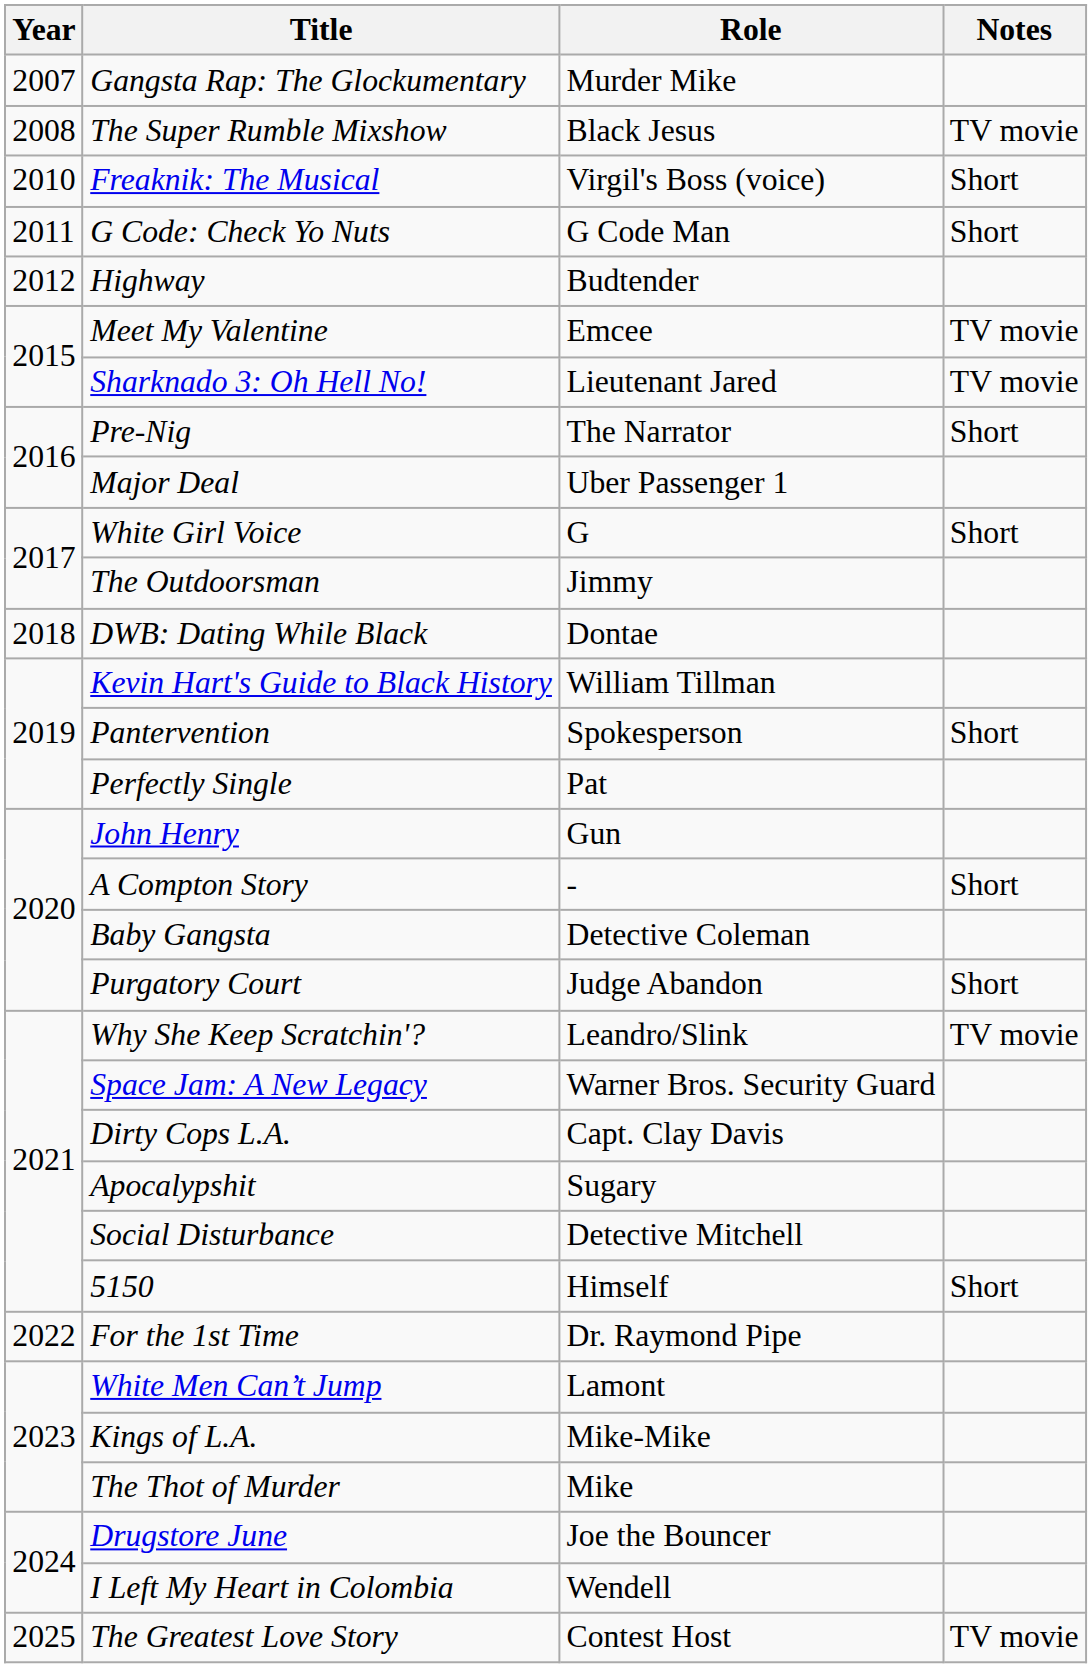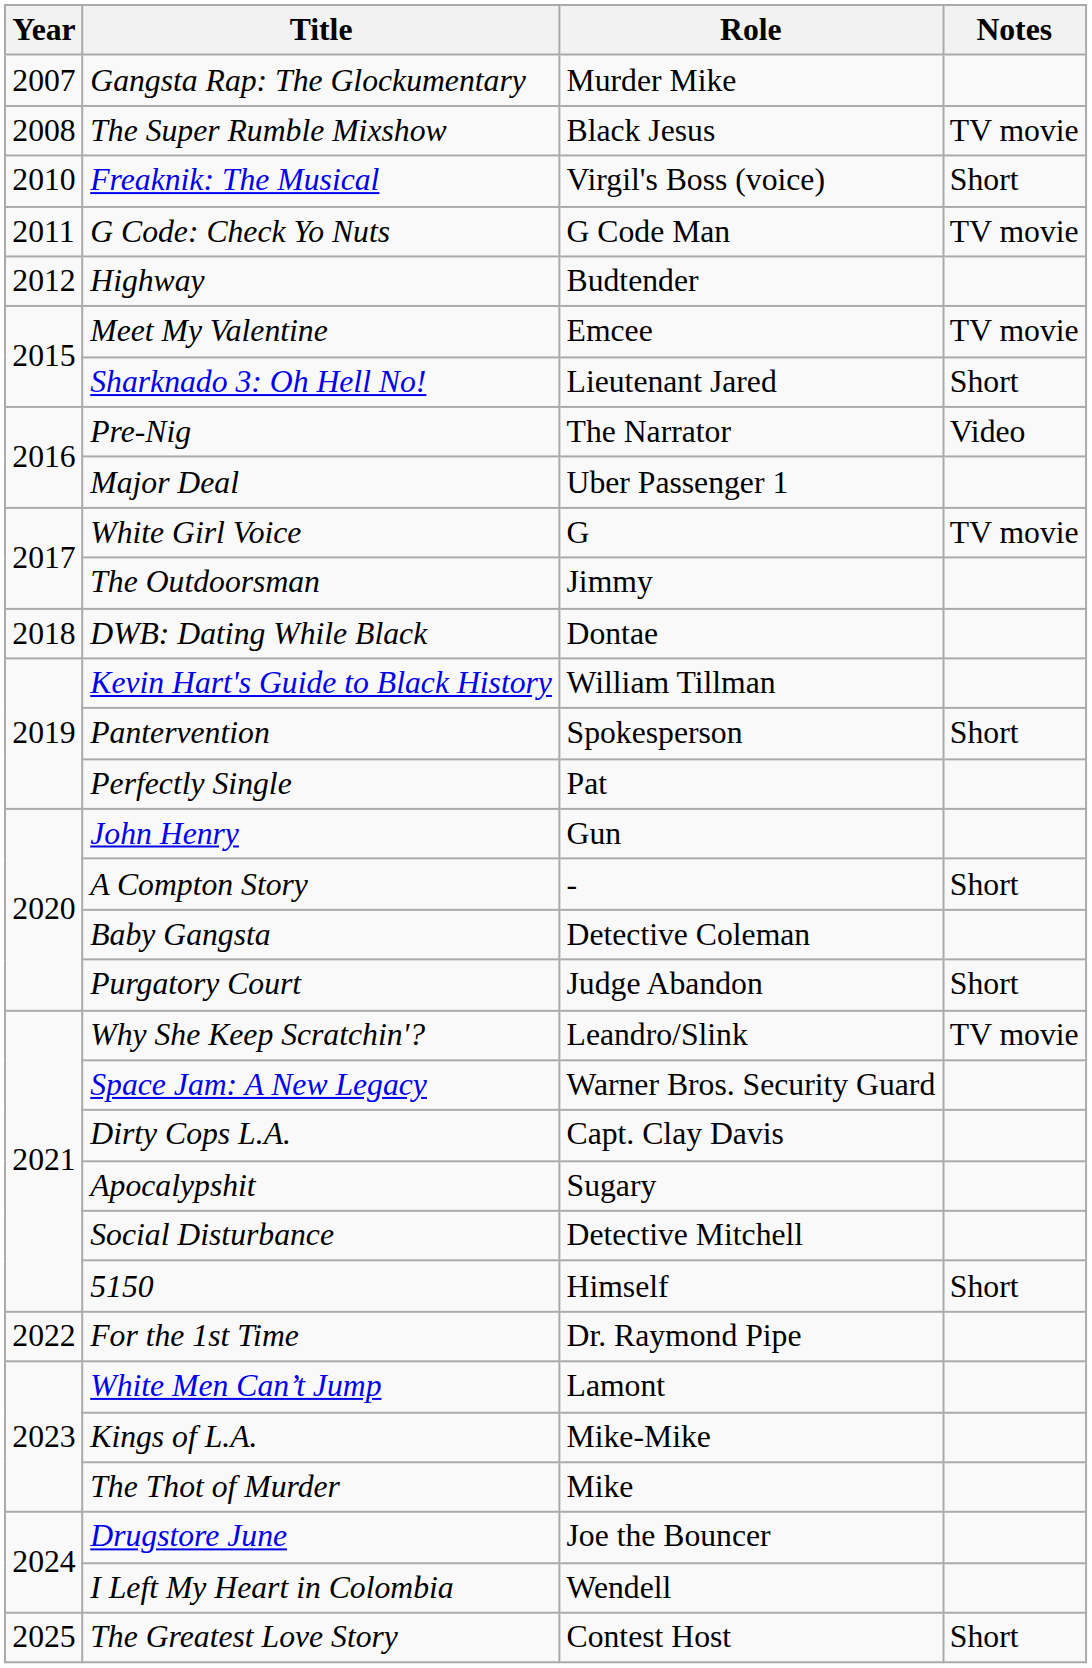(984, 230) Short -> (1014, 230) TV movie
(1014, 381) TV movie -> (984, 381) Short
(984, 431) Short -> (988, 431) Video
(984, 532) Short -> (1014, 532) TV movie
(1014, 1637) TV movie -> (984, 1637) Short
